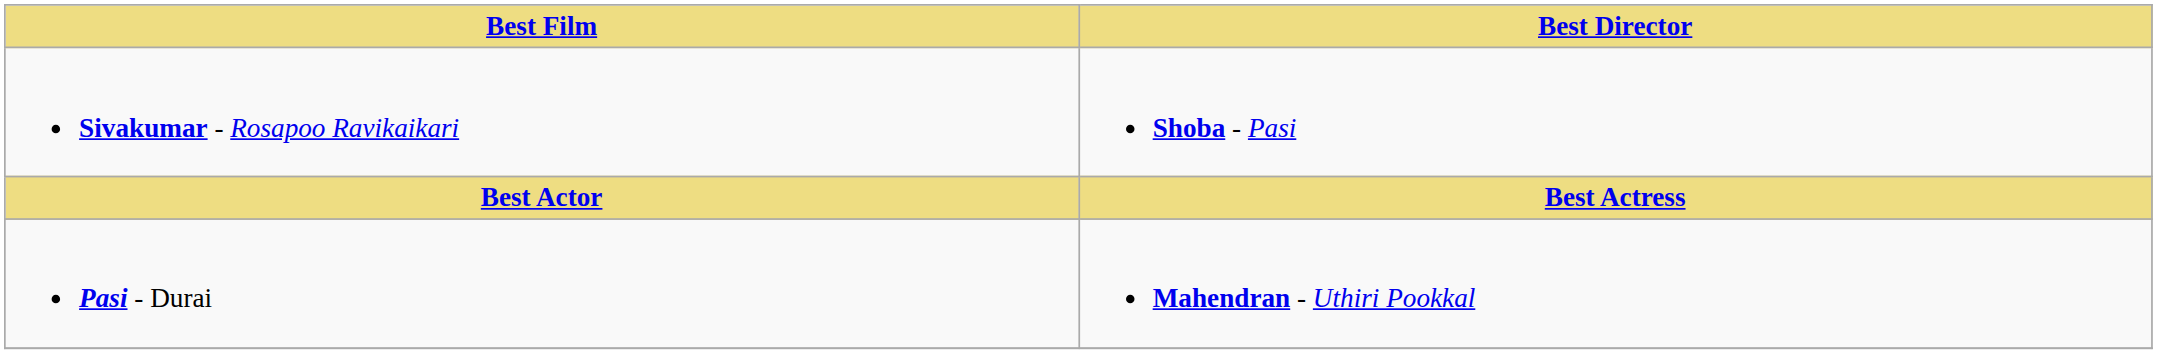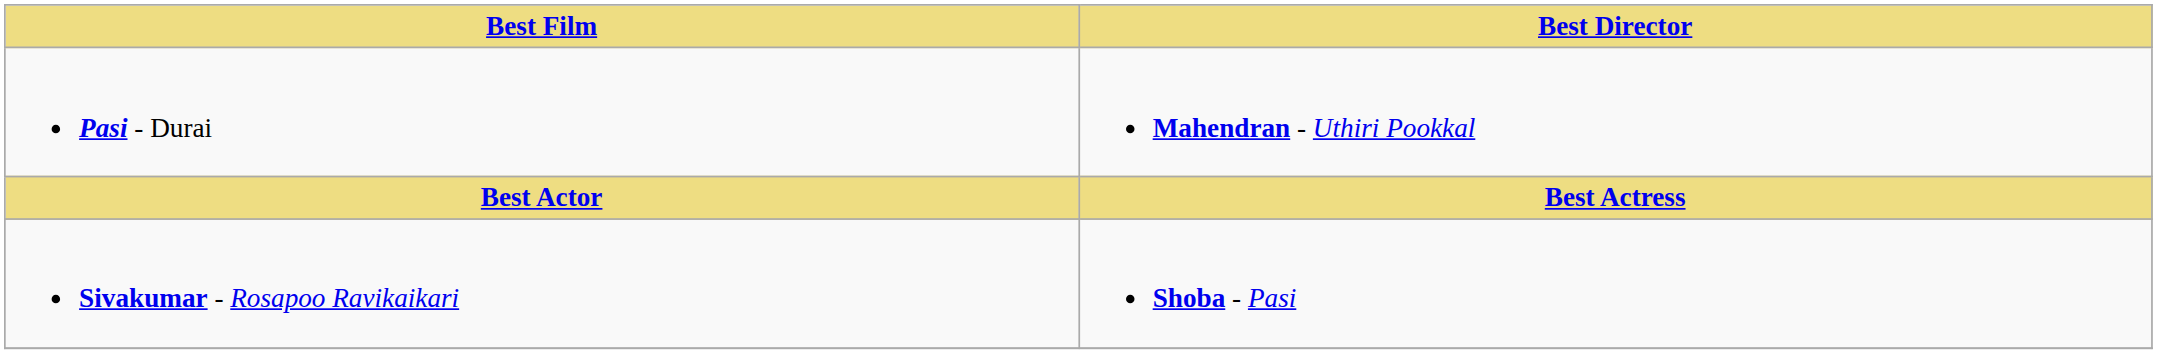rows swapped: (542, 299) <-> (542, 127)
